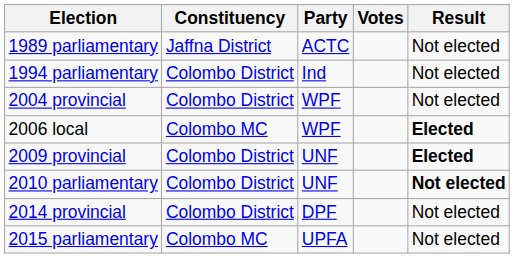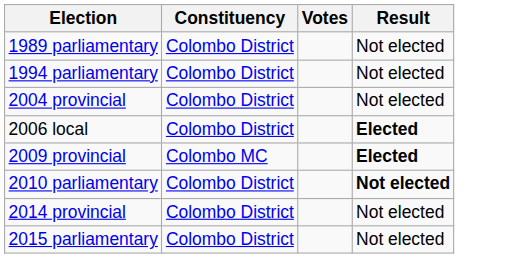- column: (326, 18)
(219, 45) Jaffna District -> (230, 45) Colombo District
(217, 128) Colombo MC -> (230, 128) Colombo District
(230, 156) Colombo District -> (217, 156) Colombo MC
(217, 239) Colombo MC -> (230, 239) Colombo District
